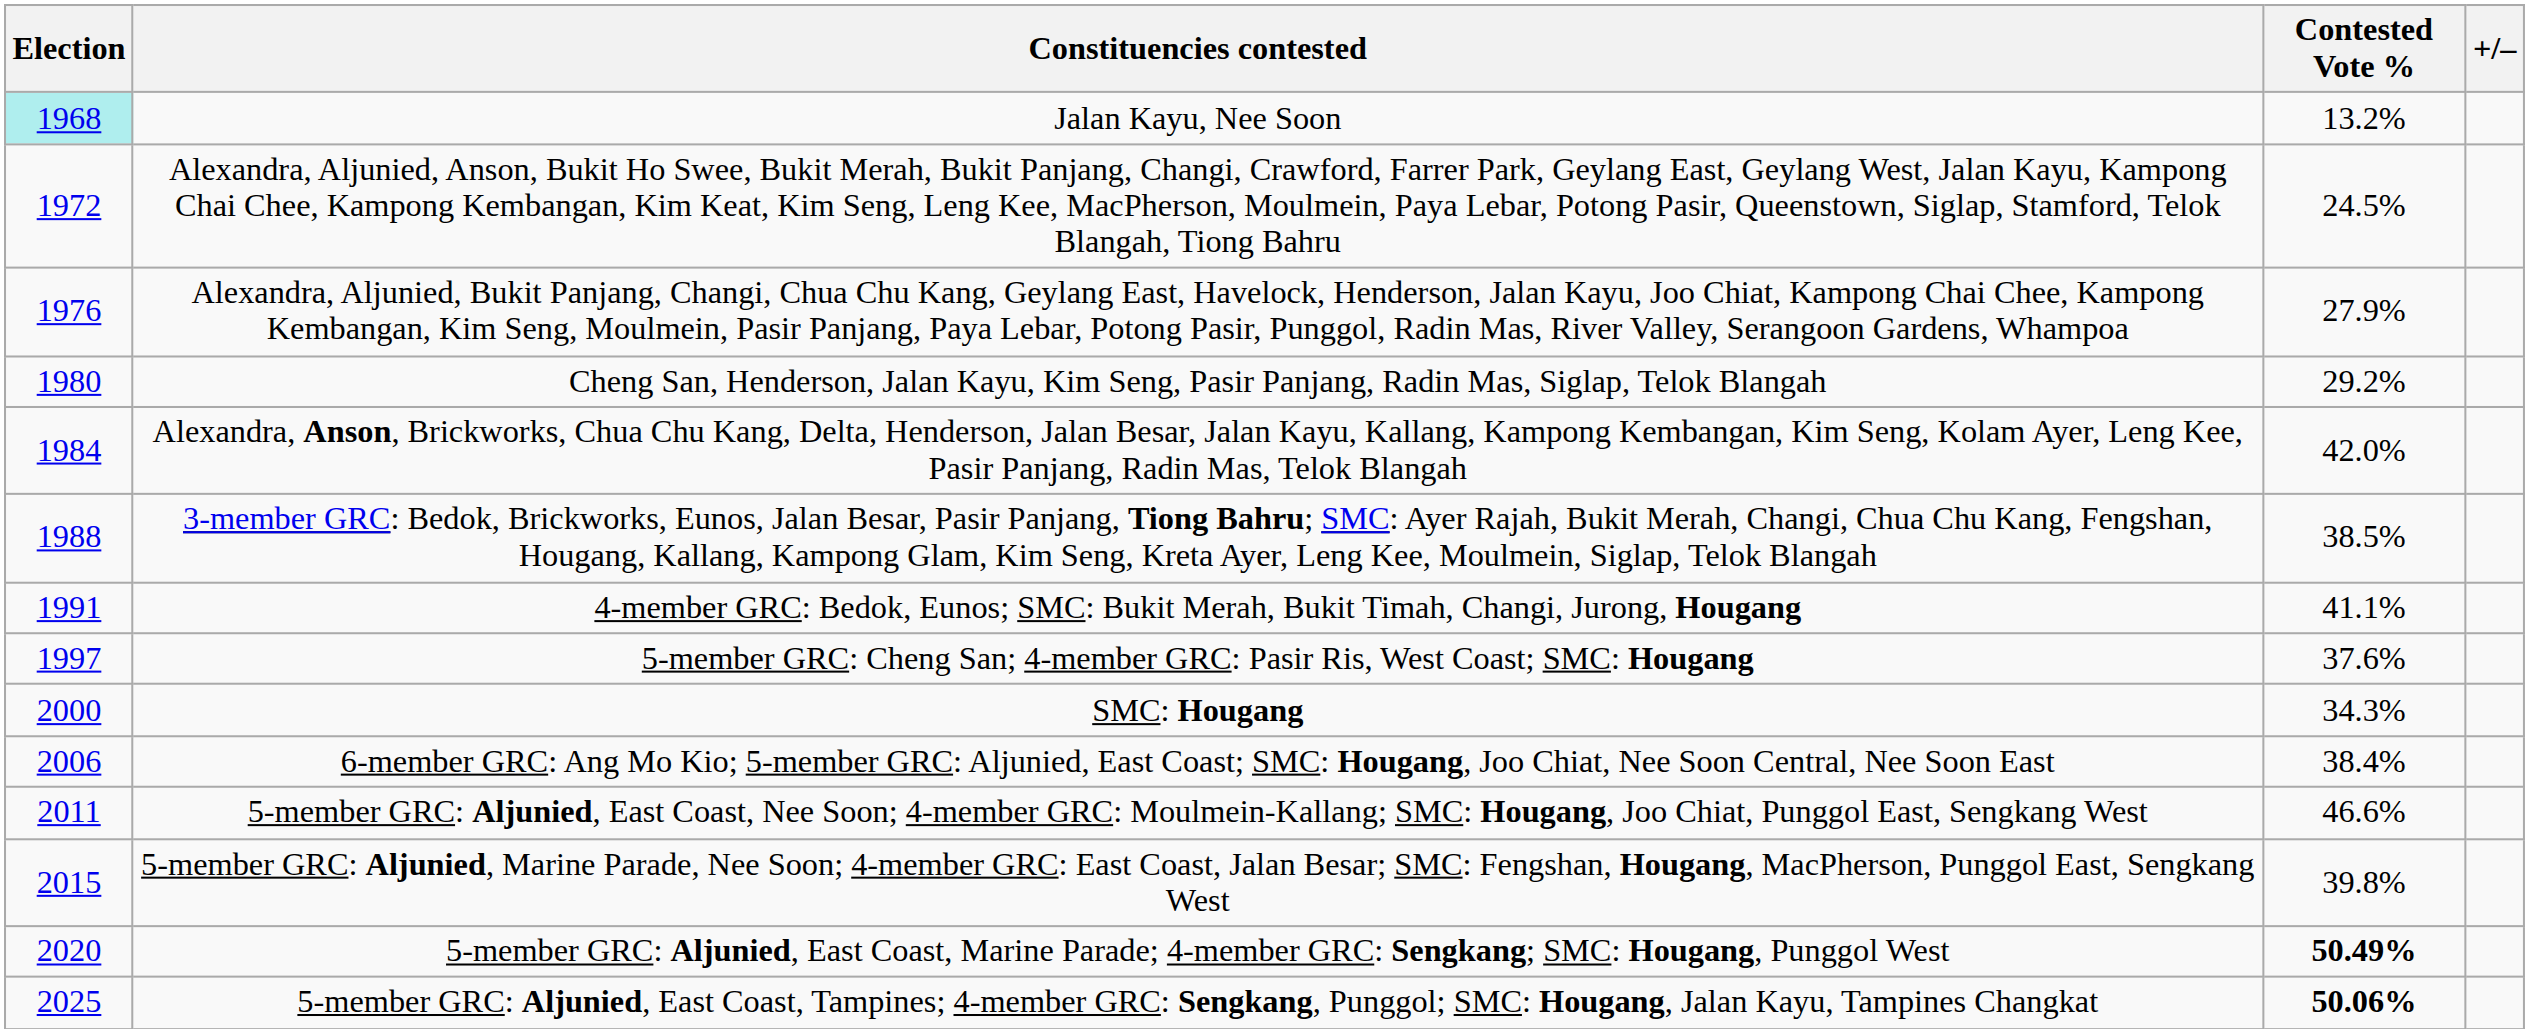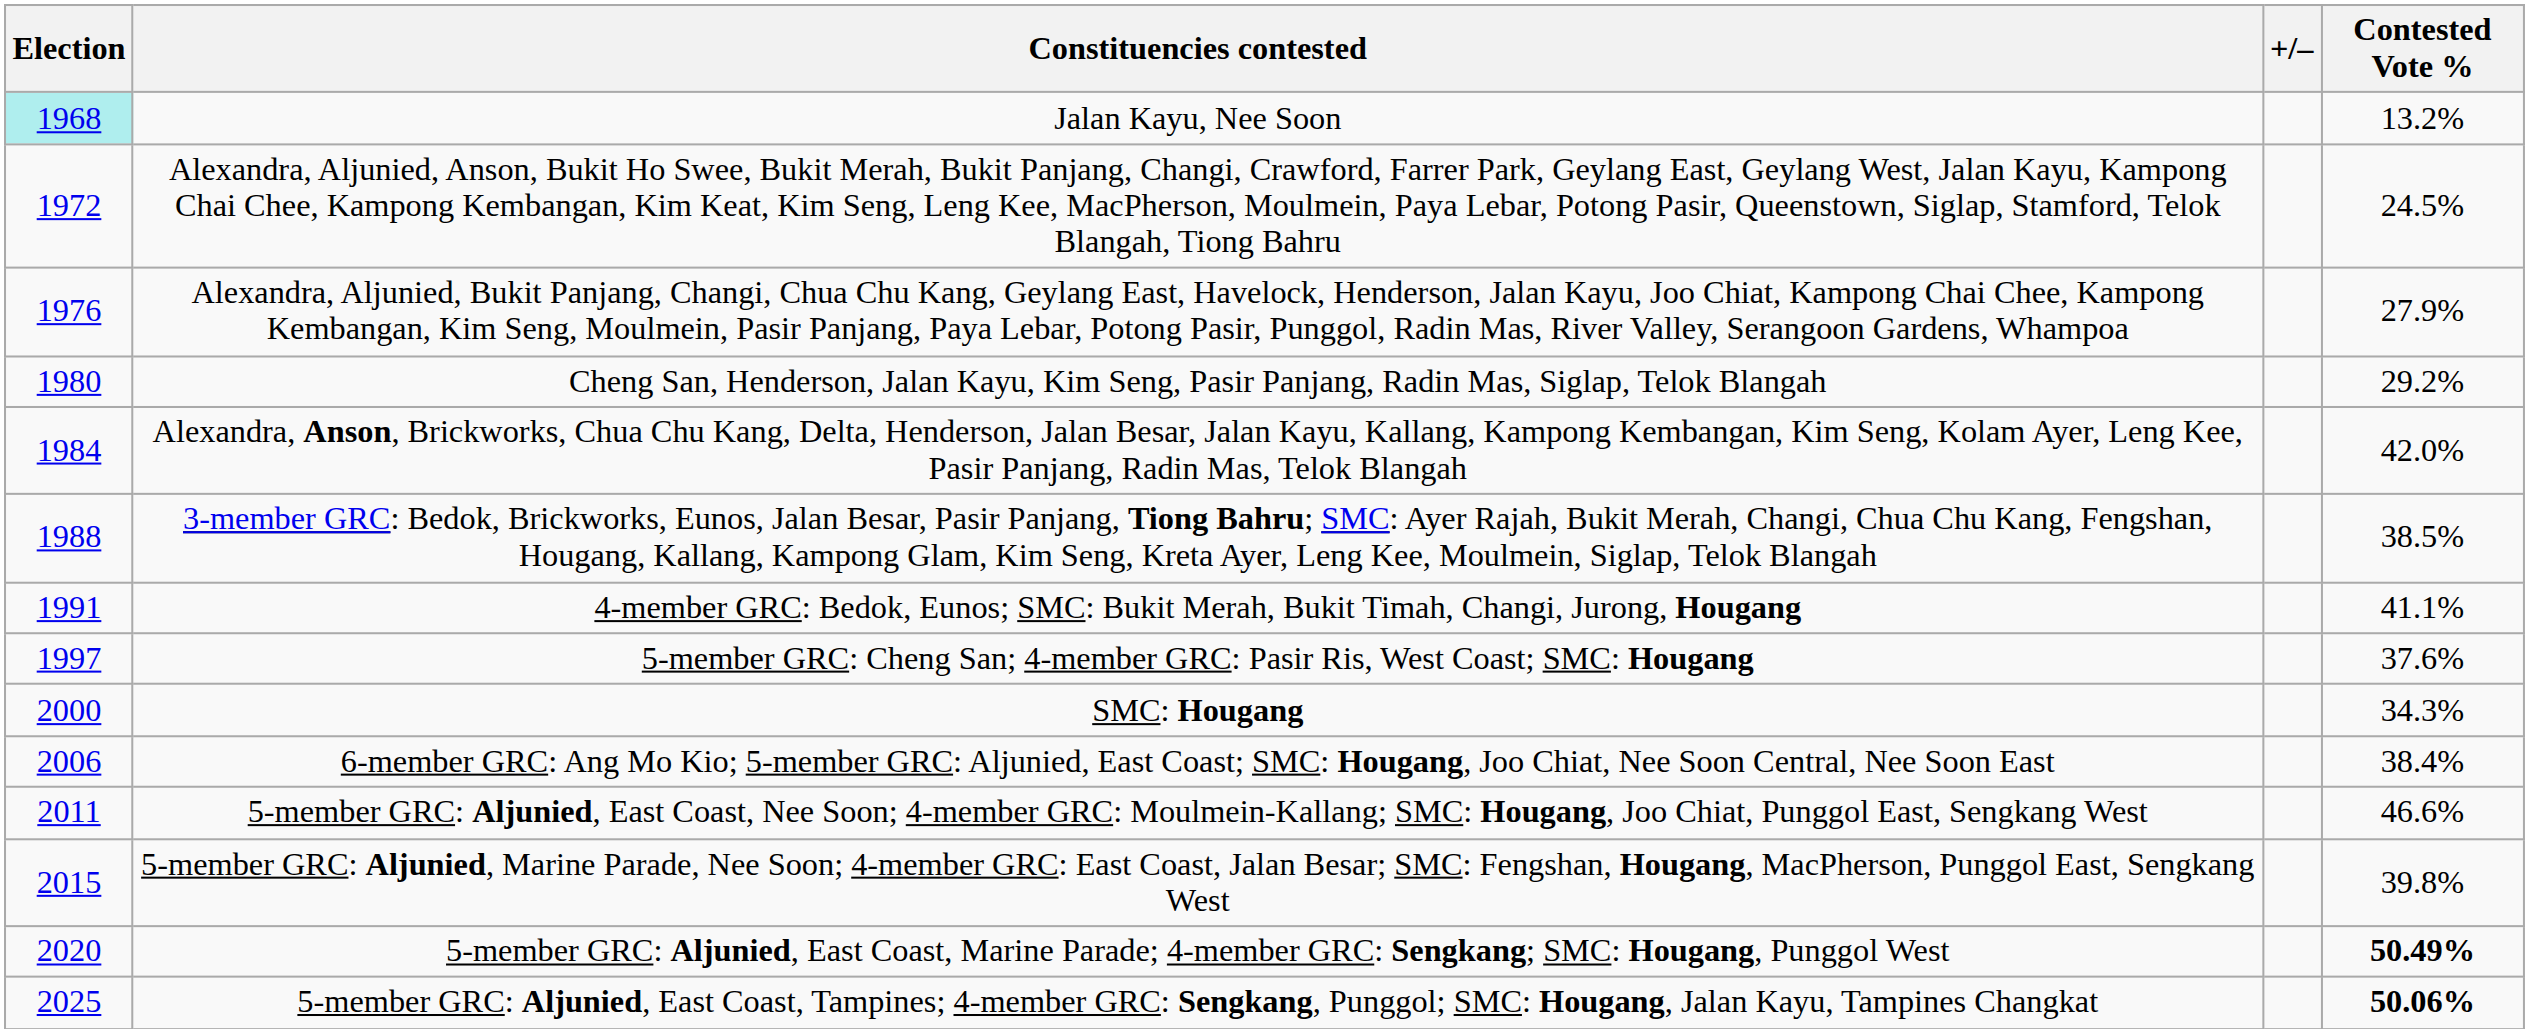columns swapped: (2364, 48) <-> (2495, 48)
